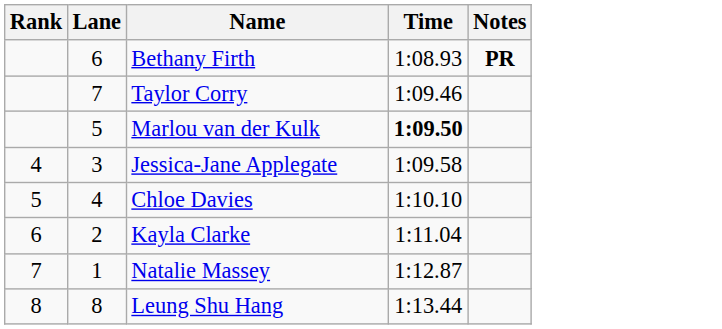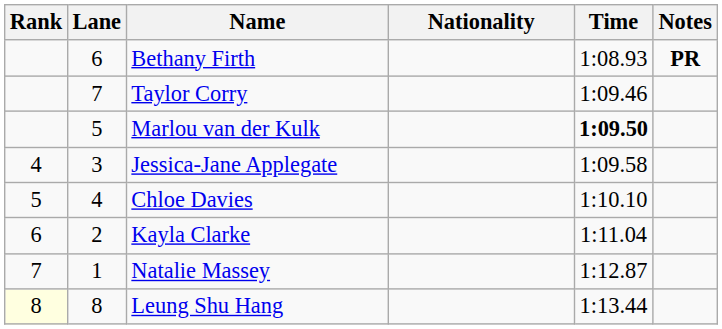+ column: (481, 22)
(36, 306) no background -> (36, 306) lightyellow background
